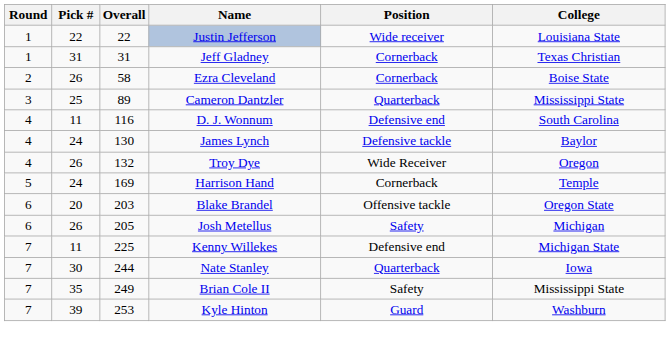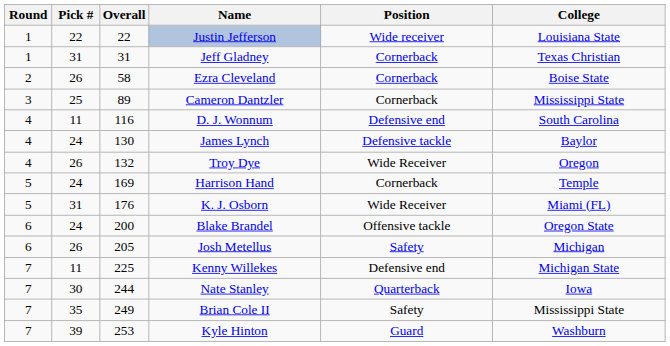(407, 99) Quarterback -> (407, 99) Cornerback
+ row: (235, 204)
(76, 204) 20 -> (76, 225) 24
(124, 204) 203 -> (124, 225) 200
